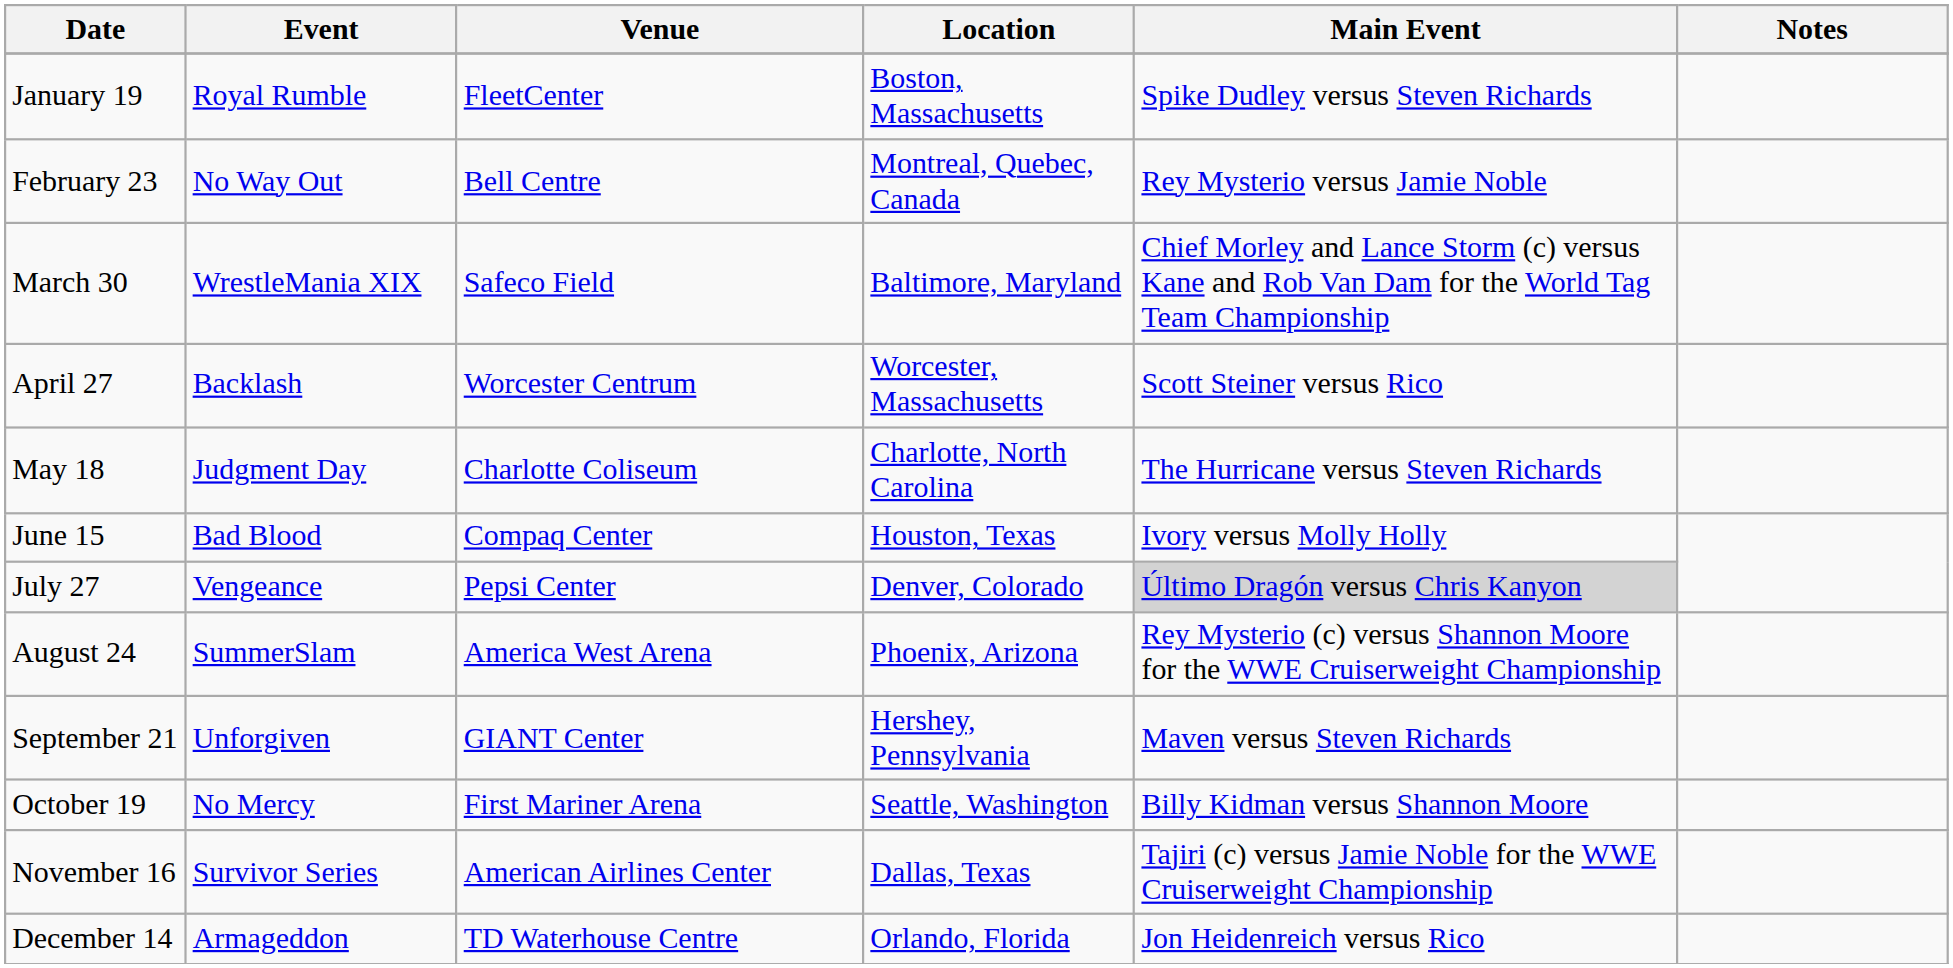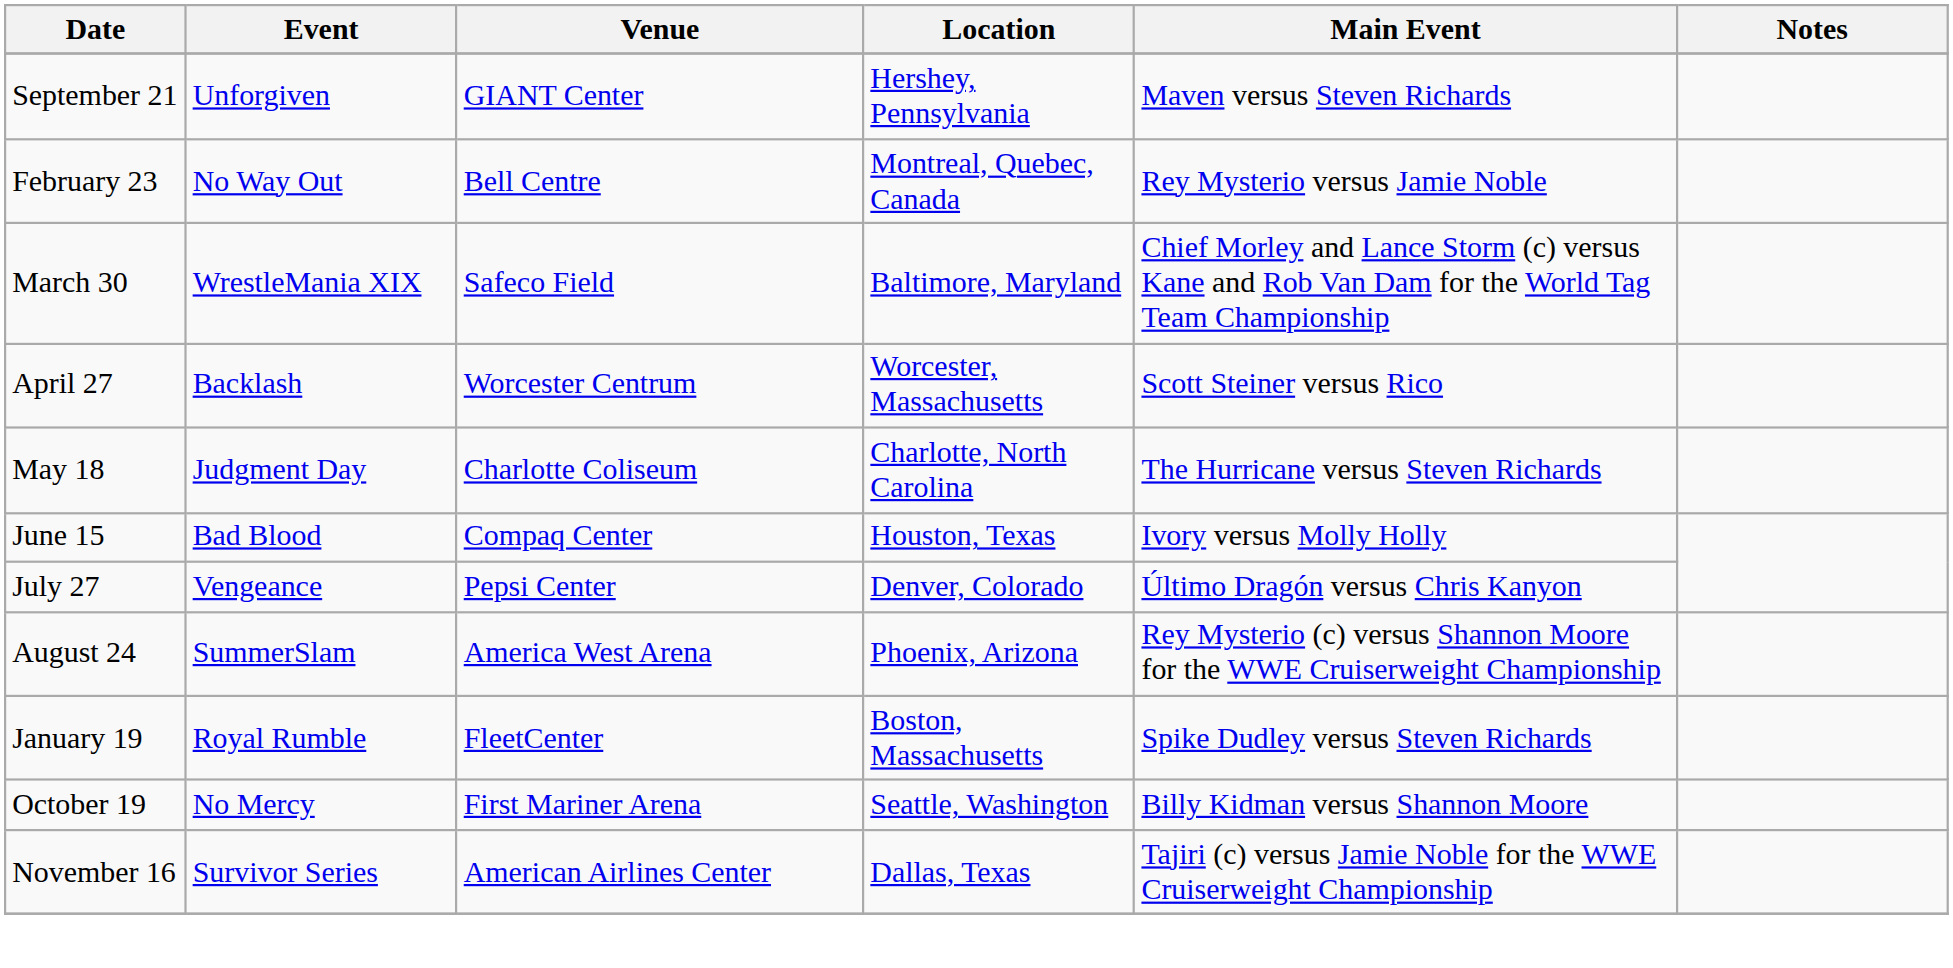rows swapped: (77, 95) <-> (95, 737)
(1362, 585) lightgrey background -> (1362, 585) no background
- row: (92, 937)
